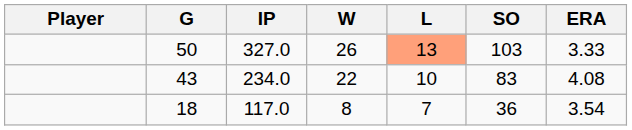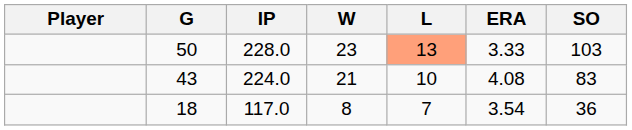columns swapped: (586, 19) <-> (506, 19)
(267, 49) 327.0 -> (267, 49) 228.0
(347, 49) 26 -> (347, 49) 23
(267, 79) 234.0 -> (267, 79) 224.0
(347, 79) 22 -> (347, 79) 21
